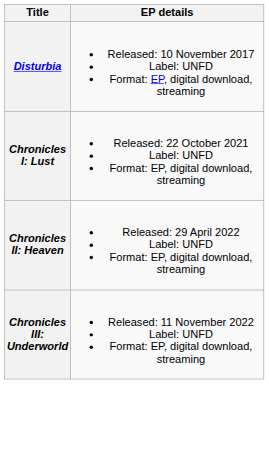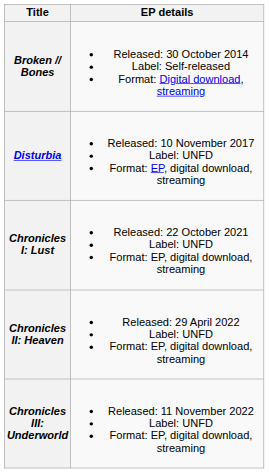+ row: (38, 66)
